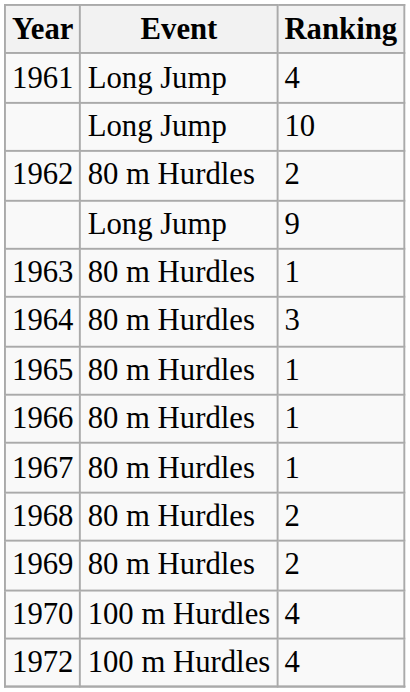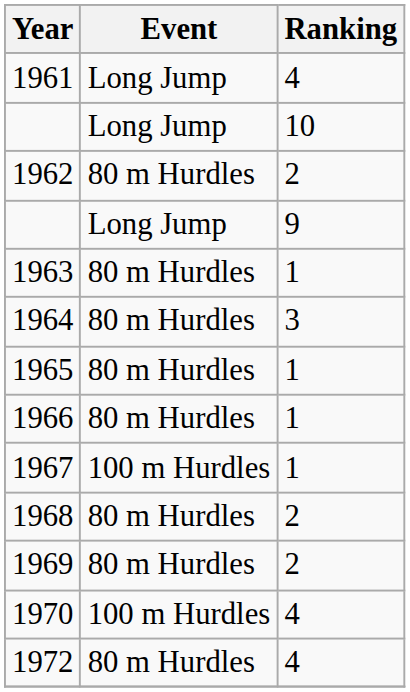(171, 467) 80 m Hurdles -> (179, 467) 100 m Hurdles
(179, 662) 100 m Hurdles -> (171, 662) 80 m Hurdles
